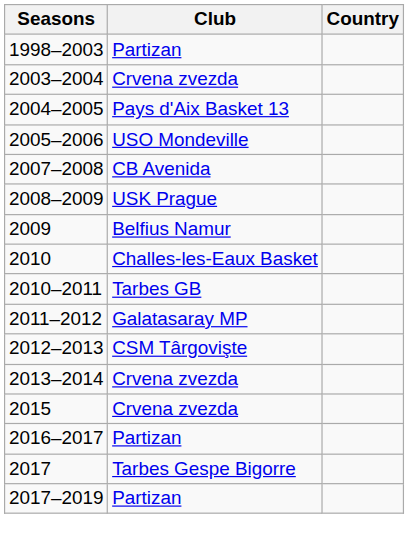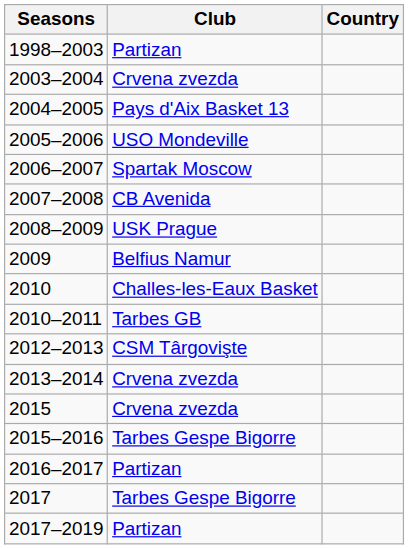+ row: (56, 169)
- row: (55, 318)
+ row: (56, 438)
